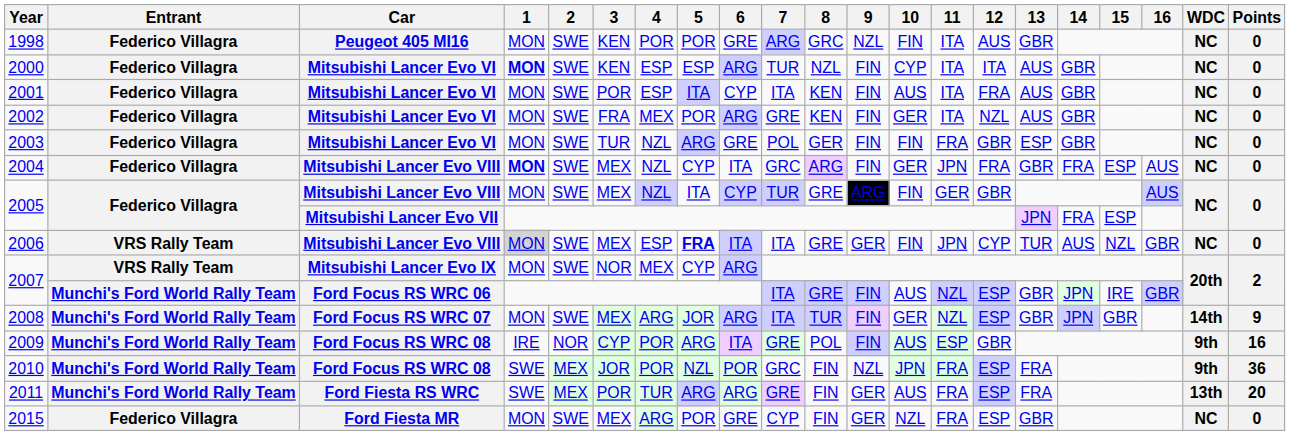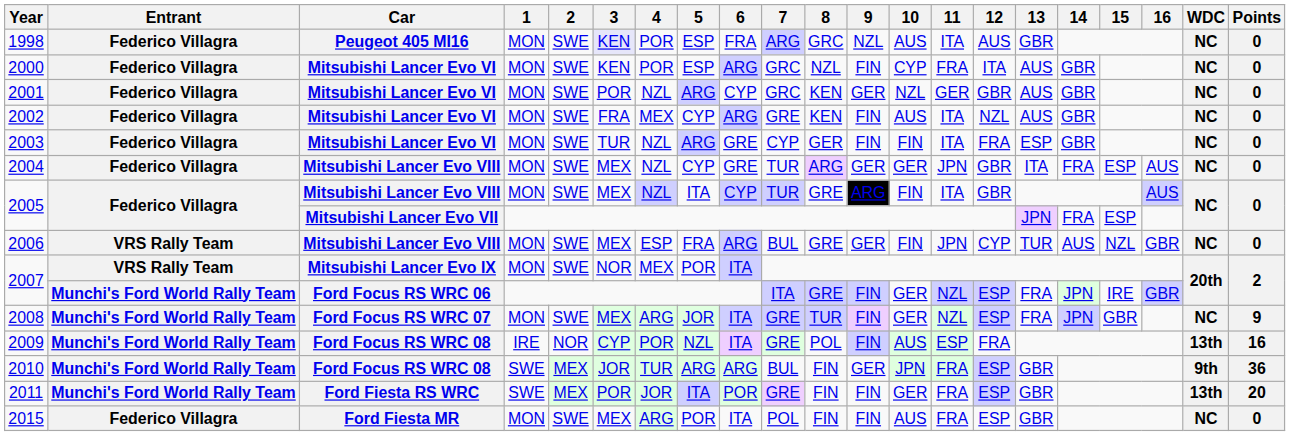(614, 42) no background -> (614, 42) lavender background
(698, 42) POR -> (698, 42) ESP
(740, 42) GRE -> (740, 42) FRA
(910, 42) FIN -> (910, 42) AUS
(526, 67) bold -> (526, 67) normal
(656, 67) ESP -> (656, 67) POR
(783, 67) TUR -> (783, 67) GRC
(952, 67) ITA -> (952, 67) FRA
(656, 92) ESP -> (656, 92) NZL
(698, 92) ITA -> (698, 92) ARG
(783, 92) ITA -> (783, 92) GRC
(868, 92) FIN -> (868, 92) GER
(910, 92) AUS -> (910, 92) NZL
(952, 92) ITA -> (952, 92) GER
(994, 92) FRA -> (994, 92) GBR
(698, 117) POR -> (698, 117) CYP
(910, 117) GER -> (910, 117) AUS
(783, 142) POL -> (783, 142) CYP
(952, 142) FRA -> (952, 142) ITA
(994, 142) GBR -> (994, 142) FRA
(526, 167) bold -> (526, 167) normal
(740, 167) ITA -> (740, 167) GRE
(783, 167) GRC -> (783, 167) TUR
(868, 167) FIN -> (868, 167) GER
(994, 167) FRA -> (994, 167) GBR
(1036, 167) GBR -> (1036, 167) ITA
(952, 192) GER -> (952, 192) ITA
(526, 242) lightgrey background -> (526, 242) no background
(698, 242) bold -> (698, 242) normal
(740, 242) ITA -> (740, 242) ARG
(783, 242) ITA -> (783, 242) BUL
(698, 268) CYP -> (698, 268) POR
(740, 268) ARG -> (740, 268) ITA
(910, 293) AUS -> (910, 293) GER
(1036, 293) GBR -> (1036, 293) FRA
(740, 318) ARG -> (740, 318) ITA
(783, 318) ITA -> (783, 318) GRE
(1036, 318) GBR -> (1036, 318) FRA
(1206, 318) 14th -> (1206, 318) NC
(698, 343) ARG -> (698, 343) NZL
(994, 343) GBR -> (994, 343) FRA
(1206, 343) 9th -> (1206, 343) 13th
(656, 368) POR -> (656, 368) TUR
(698, 368) NZL -> (698, 368) ARG
(740, 368) POR -> (740, 368) ARG
(783, 368) GRC -> (783, 368) BUL
(868, 368) NZL -> (868, 368) GER
(1036, 368) FRA -> (1036, 368) GBR
(656, 393) TUR -> (656, 393) JOR
(698, 393) ARG -> (698, 393) ITA
(740, 393) ARG -> (740, 393) POR
(868, 393) GER -> (868, 393) FIN
(910, 393) AUS -> (910, 393) GER
(1036, 393) FRA -> (1036, 393) GBR
(740, 418) GRE -> (740, 418) ITA
(783, 418) CYP -> (783, 418) POL
(868, 418) GER -> (868, 418) FIN
(910, 418) NZL -> (910, 418) AUS
